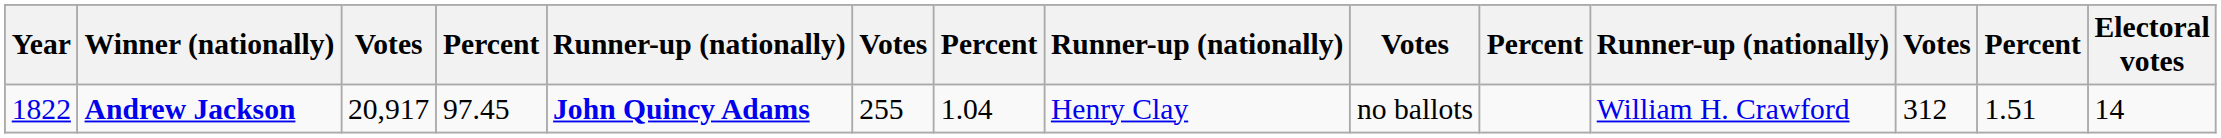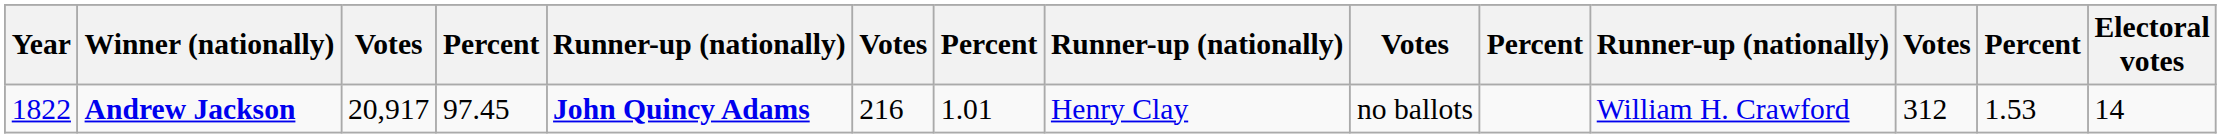(881, 108) 255 -> (881, 108) 216
(967, 108) 1.04 -> (967, 108) 1.01
(2010, 108) 1.51 -> (2010, 108) 1.53
